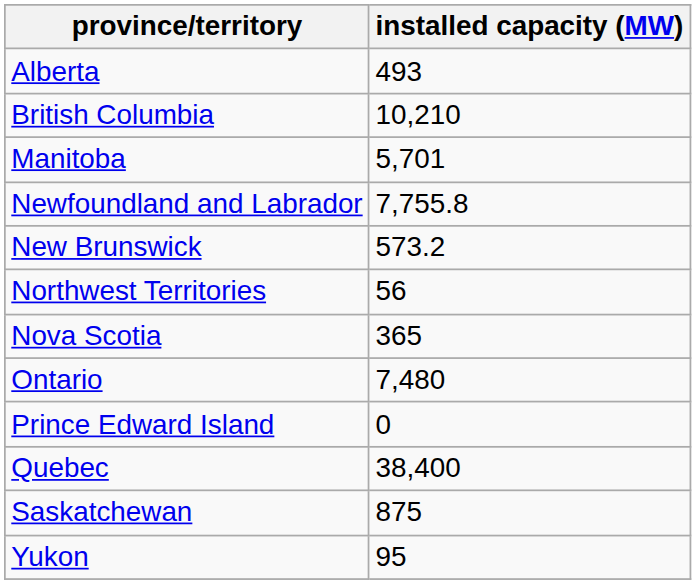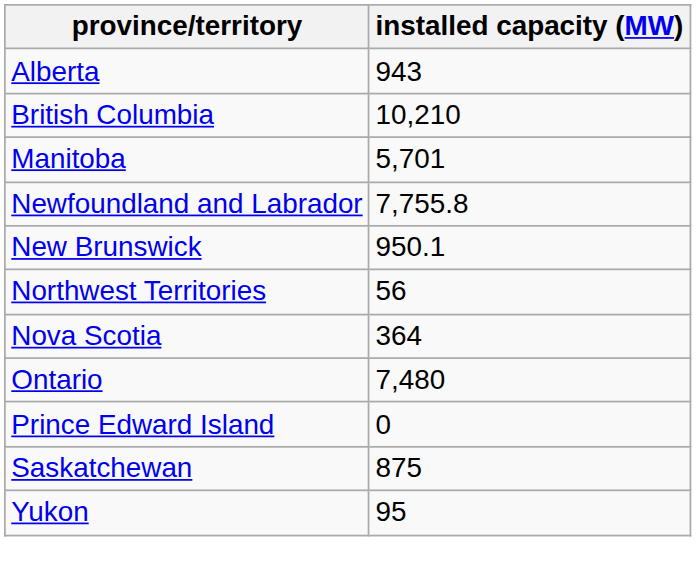(399, 70) 493 -> (399, 70) 943
(410, 247) 573.2 -> (410, 247) 950.1
(399, 335) 365 -> (399, 335) 364
- row: (60, 468)
